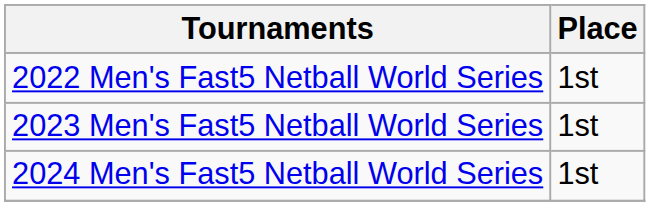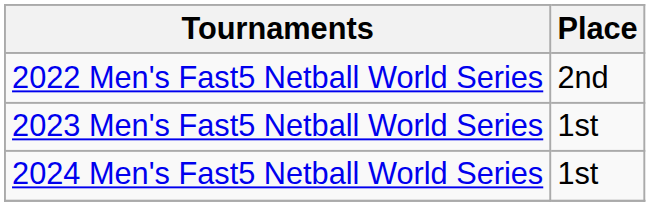(578, 77) 1st -> (583, 77) 2nd
